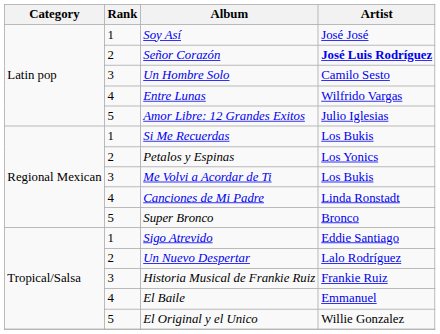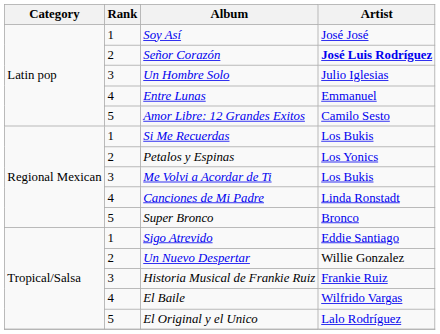(356, 75) Camilo Sesto -> (355, 75) Julio Iglesias
(362, 95) Wilfrido Vargas -> (349, 95) Emmanuel
(355, 116) Julio Iglesias -> (356, 116) Camilo Sesto
(361, 258) Lalo Rodríguez -> (363, 258) Willie Gonzalez
(349, 298) Emmanuel -> (362, 298) Wilfrido Vargas
(363, 319) Willie Gonzalez -> (361, 319) Lalo Rodríguez
